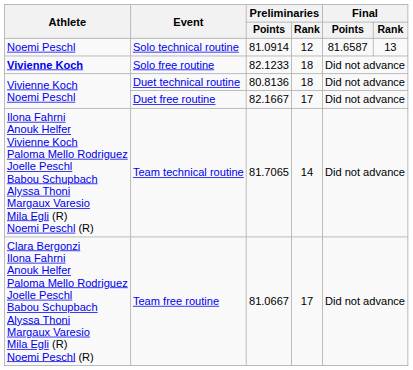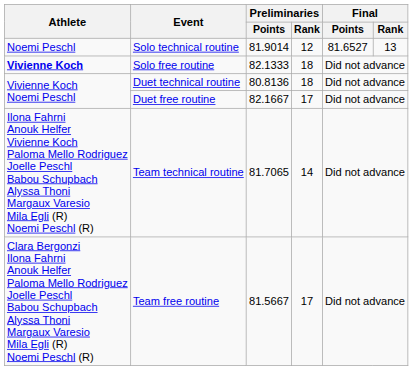(269, 48) 81.0914 -> (269, 48) 81.9014
(348, 48) 81.6587 -> (348, 48) 81.6527
(269, 65) 82.1233 -> (269, 65) 82.1333
(269, 301) 81.0667 -> (269, 301) 81.5667
